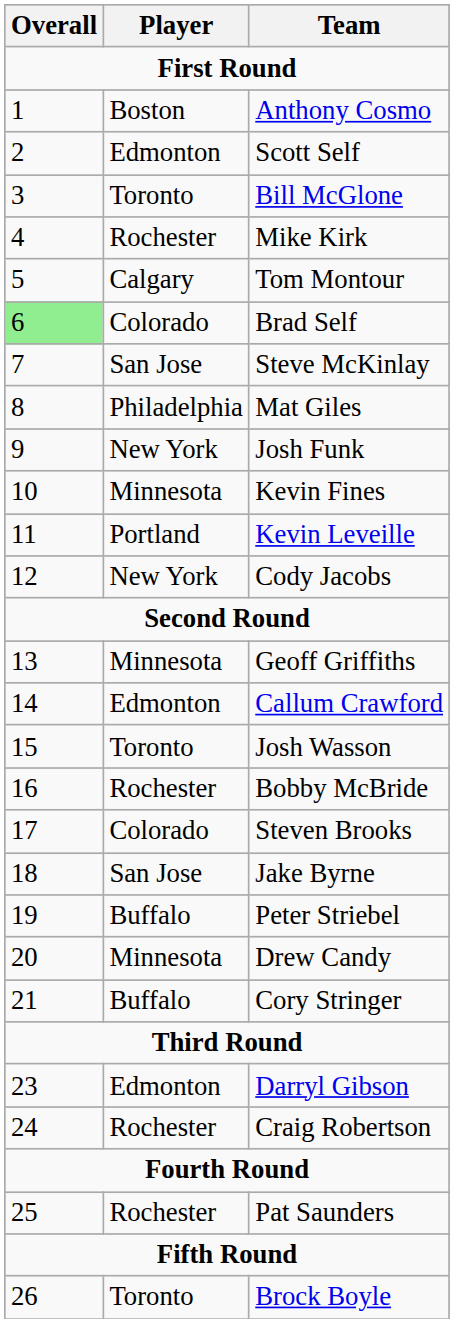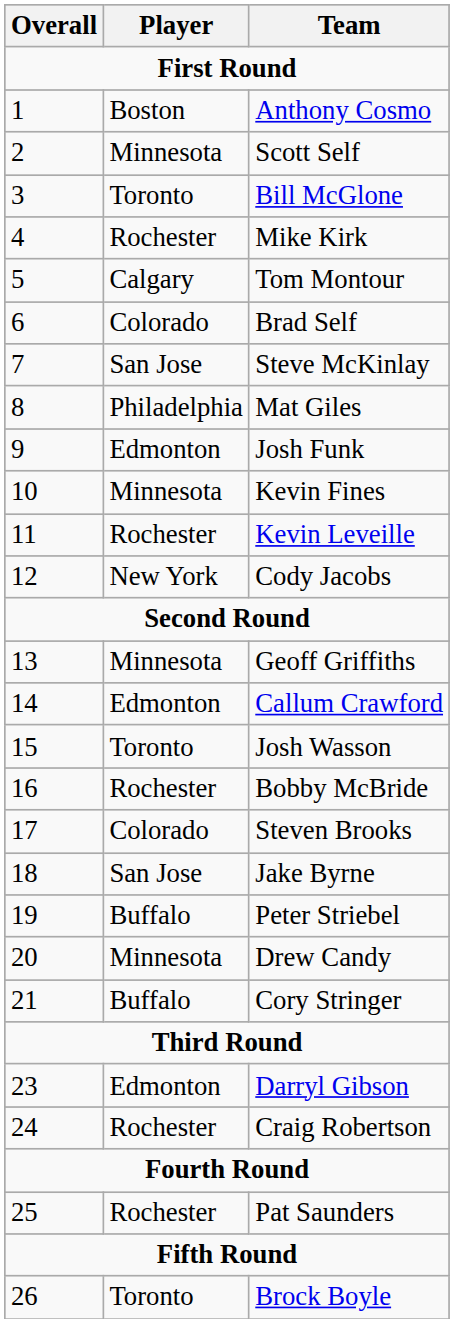(165, 152) Edmonton -> (166, 152) Minnesota
(18, 322) lightgreen background -> (18, 322) no background
(164, 449) New York -> (165, 449) Edmonton
(155, 534) Portland -> (163, 534) Rochester
